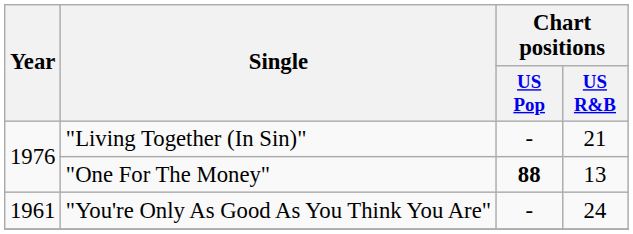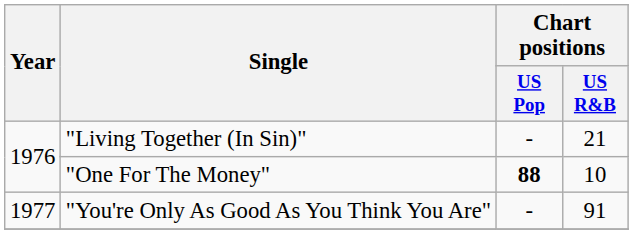(595, 174) 13 -> (595, 174) 10
(33, 210) 1961 -> (33, 210) 1977
(595, 210) 24 -> (595, 210) 91
